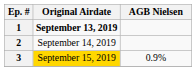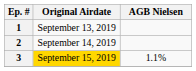(77, 27) bold -> (77, 27) normal
(156, 58) 0.9% -> (156, 58) 1.1%
